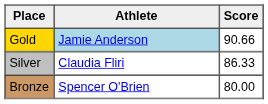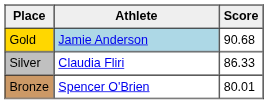(239, 39) 90.66 -> (239, 39) 90.68
(239, 86) 80.00 -> (239, 86) 80.01
